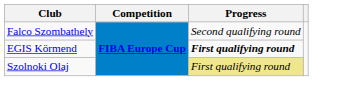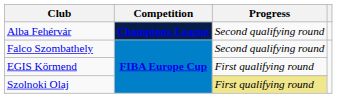+ row: (39, 31)
(243, 48) bold -> (264, 66) normal
